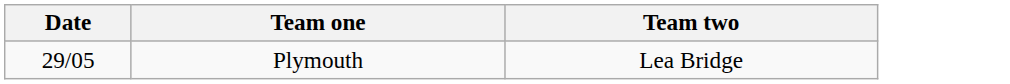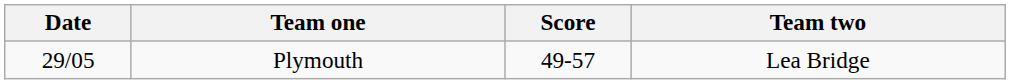+ column: (568, 22)
